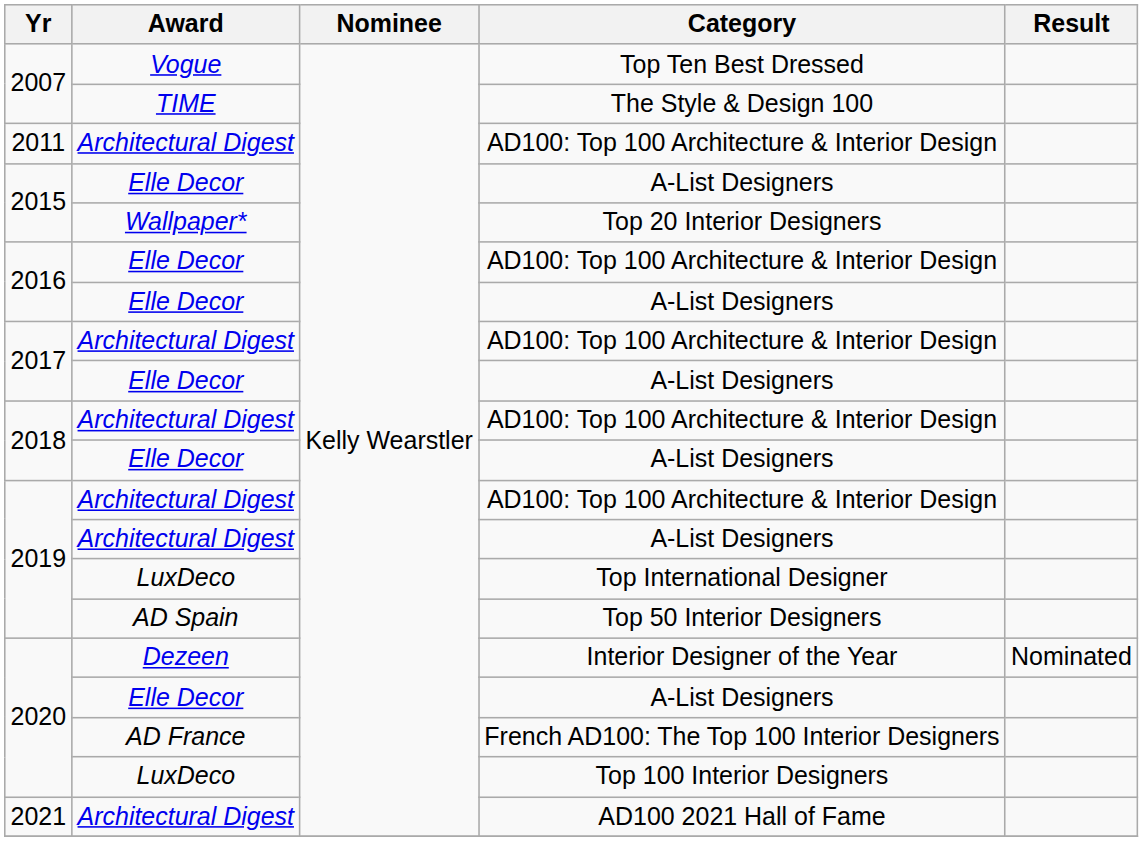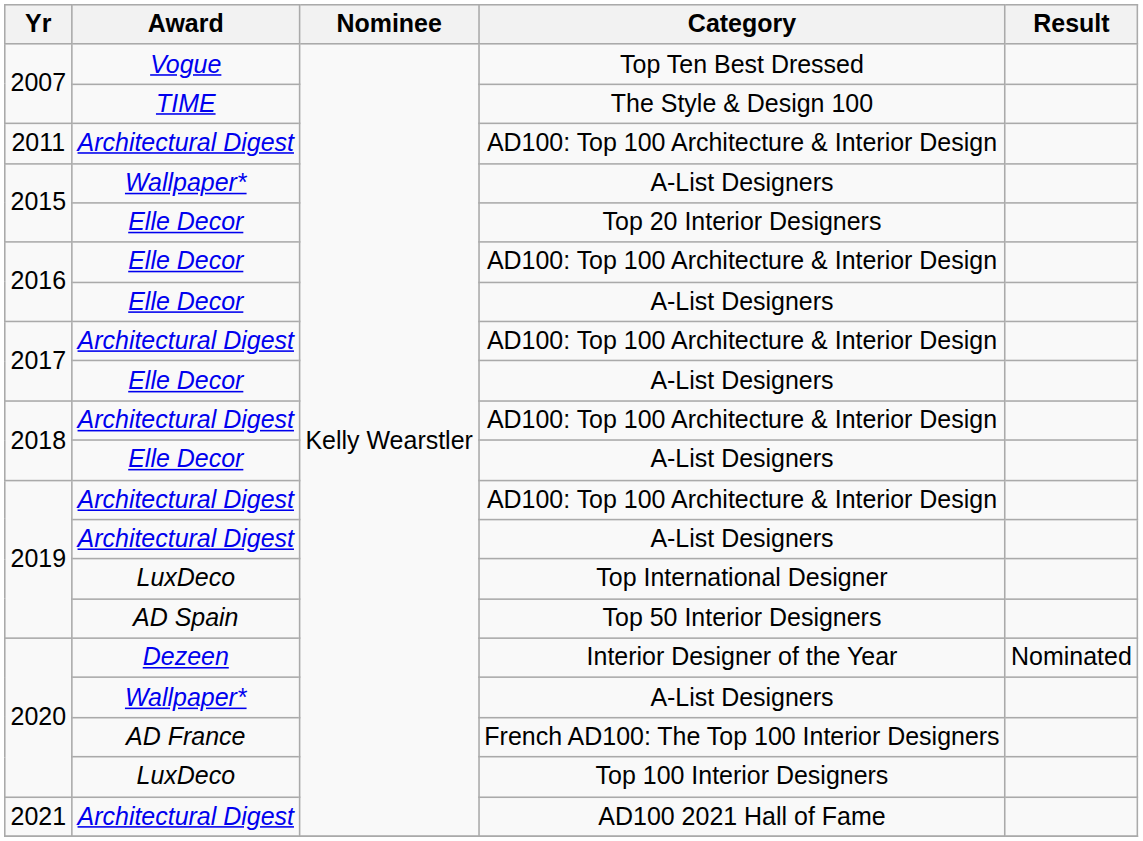(186, 182) Elle Decor -> (186, 182) Wallpaper*
(186, 222) Wallpaper* -> (186, 222) Elle Decor
(186, 697) Elle Decor -> (186, 697) Wallpaper*
